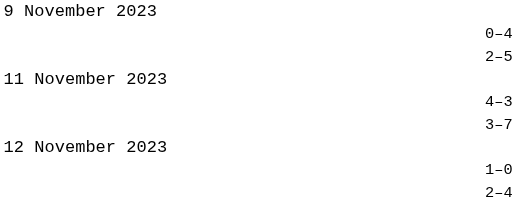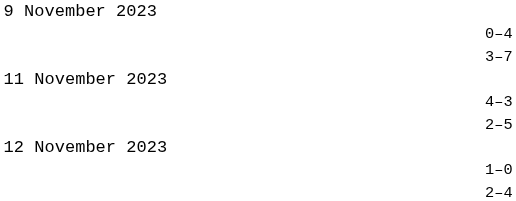rows swapped: (208, 57) <-> (208, 125)
